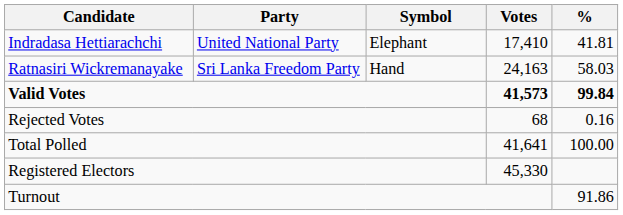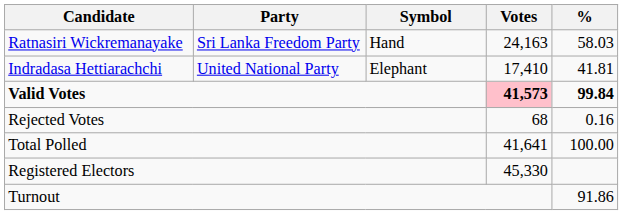rows swapped: (95, 68) <-> (85, 42)
(526, 94) no background -> (526, 94) pink background
